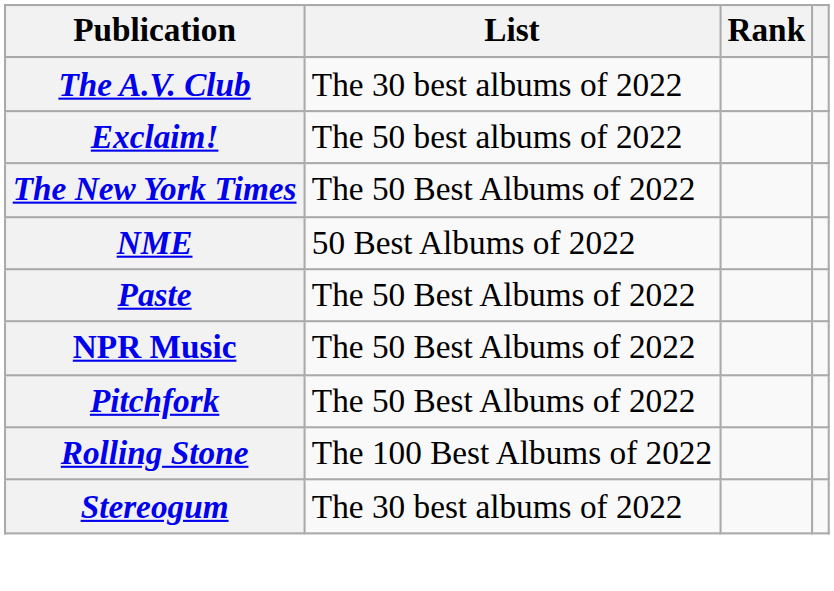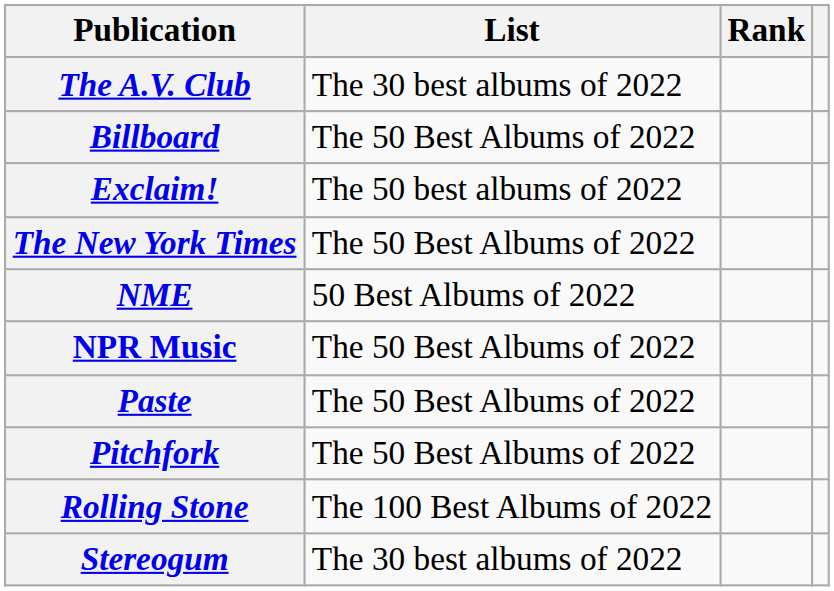+ row: (155, 136)
rows swapped: (155, 347) <-> (155, 294)
